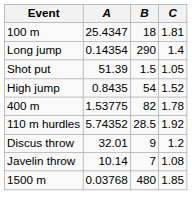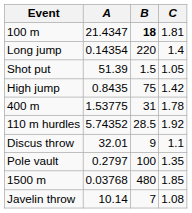(107, 32) 25.4347 -> (107, 32) 21.4347
(149, 32) normal -> (149, 32) bold
(146, 50) 290 -> (146, 50) 220
(149, 87) 54 -> (149, 87) 75
(173, 87) 1.52 -> (173, 87) 1.42
(149, 106) 82 -> (149, 106) 31
(176, 143) 1.2 -> (176, 143) 1.1
+ row: (33, 161)
rows swapped: (41, 161) <-> (27, 180)
